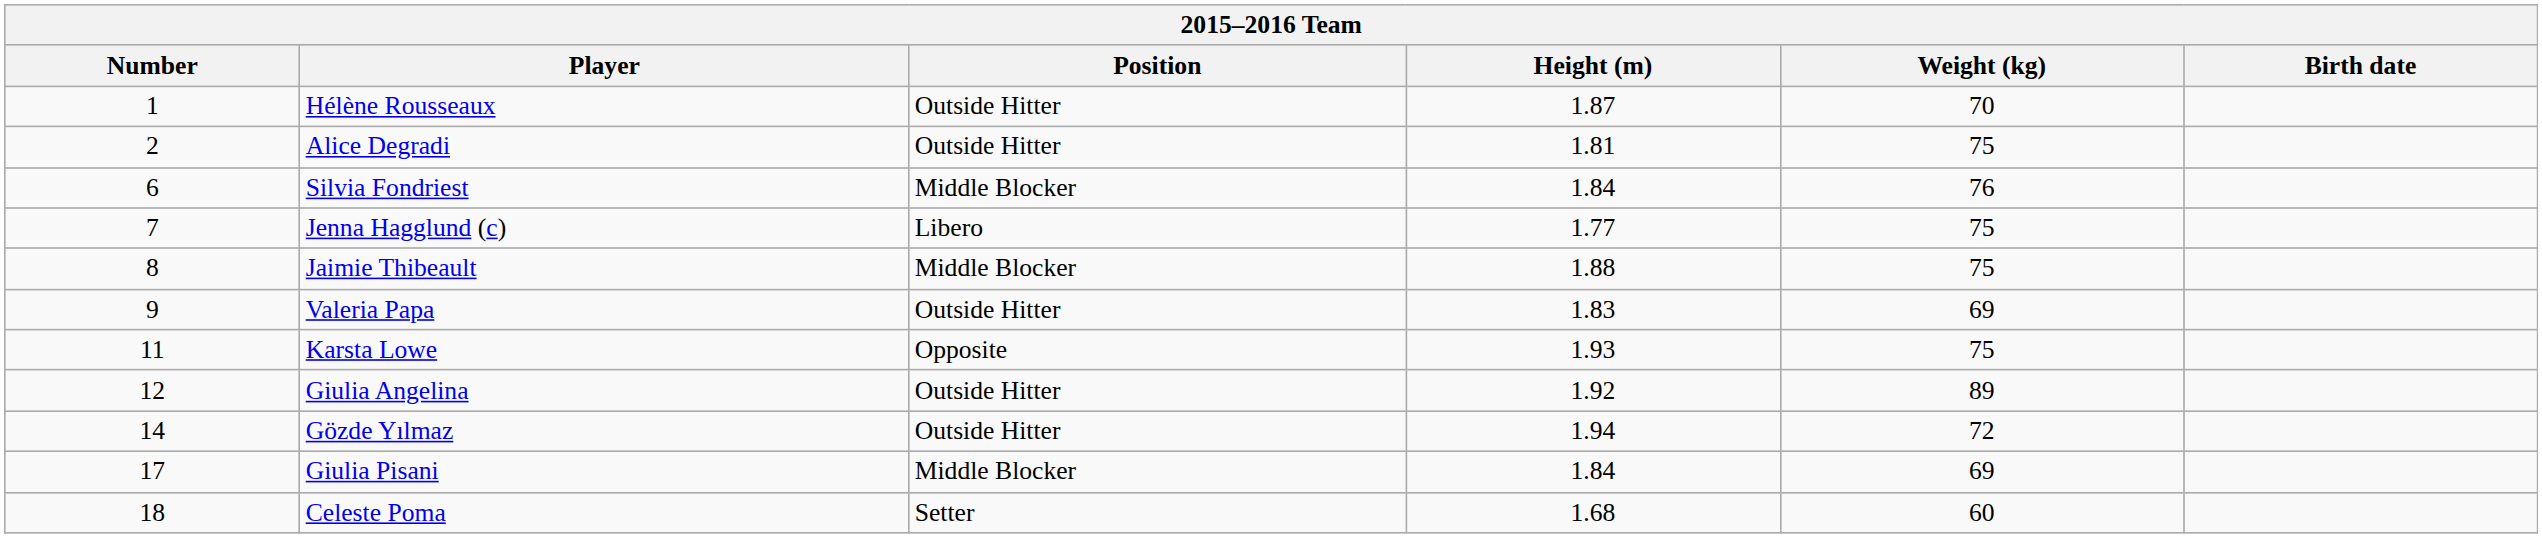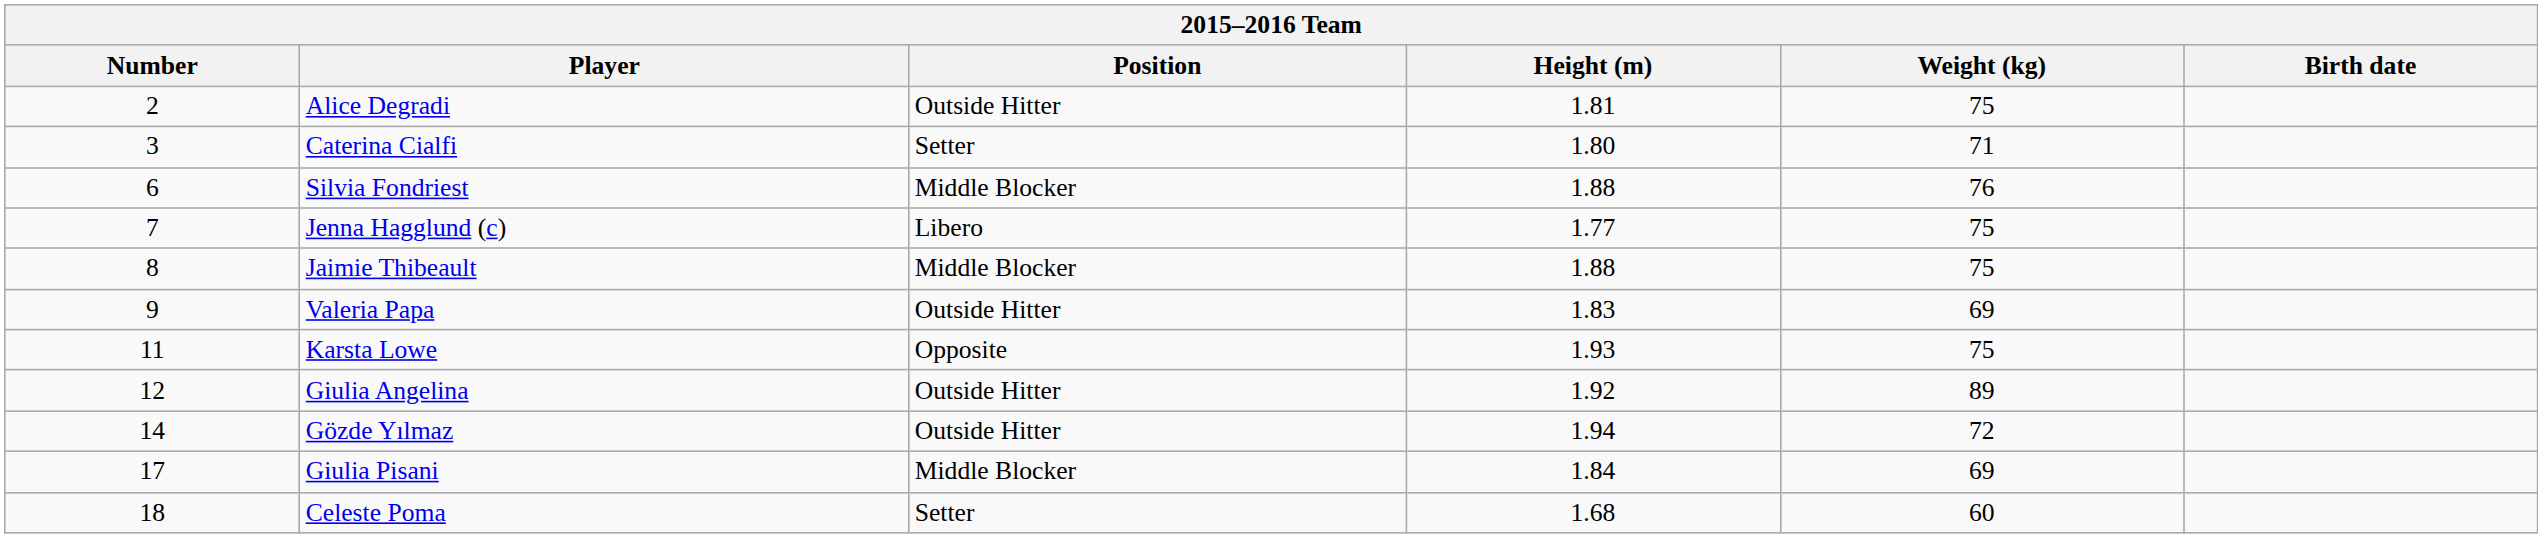- row: (401, 106)
+ row: (381, 146)
(1593, 187) 1.84 -> (1593, 187) 1.88
